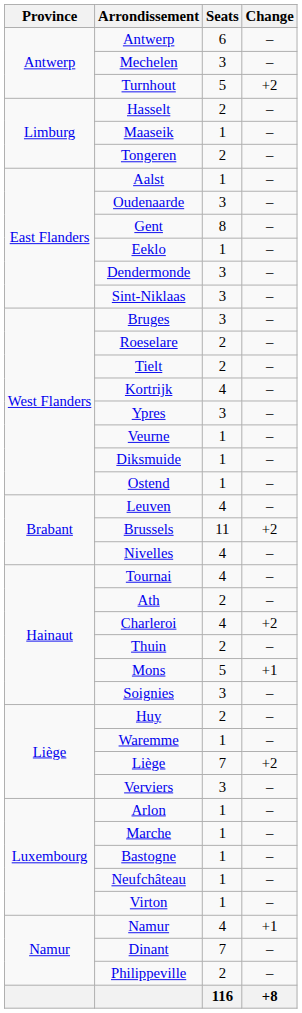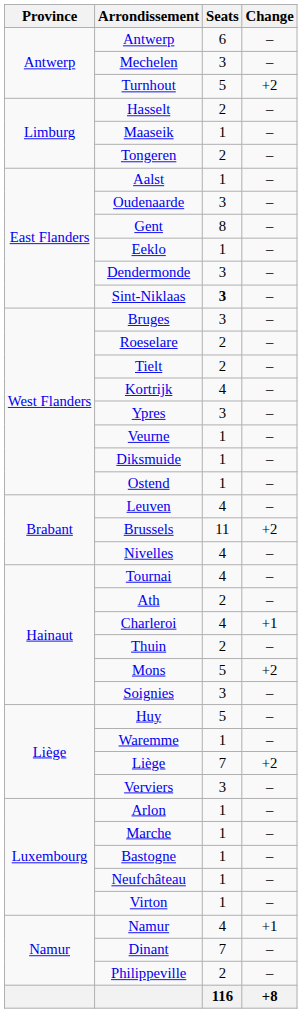(222, 296) normal -> (222, 296) bold
(270, 623) +2 -> (270, 623) +1
(270, 669) +1 -> (270, 669) +2
(222, 716) 2 -> (222, 716) 5
